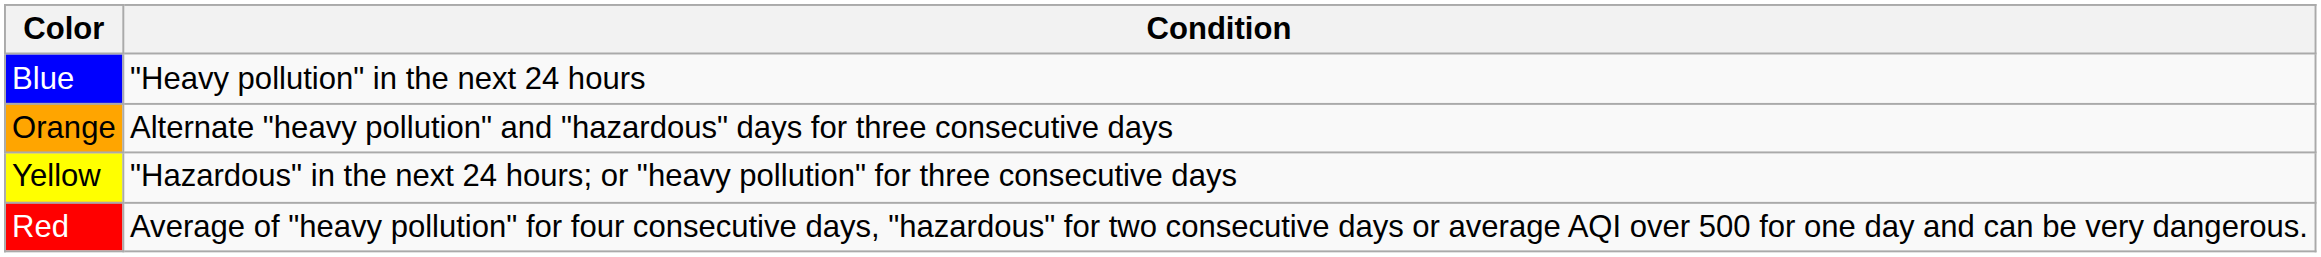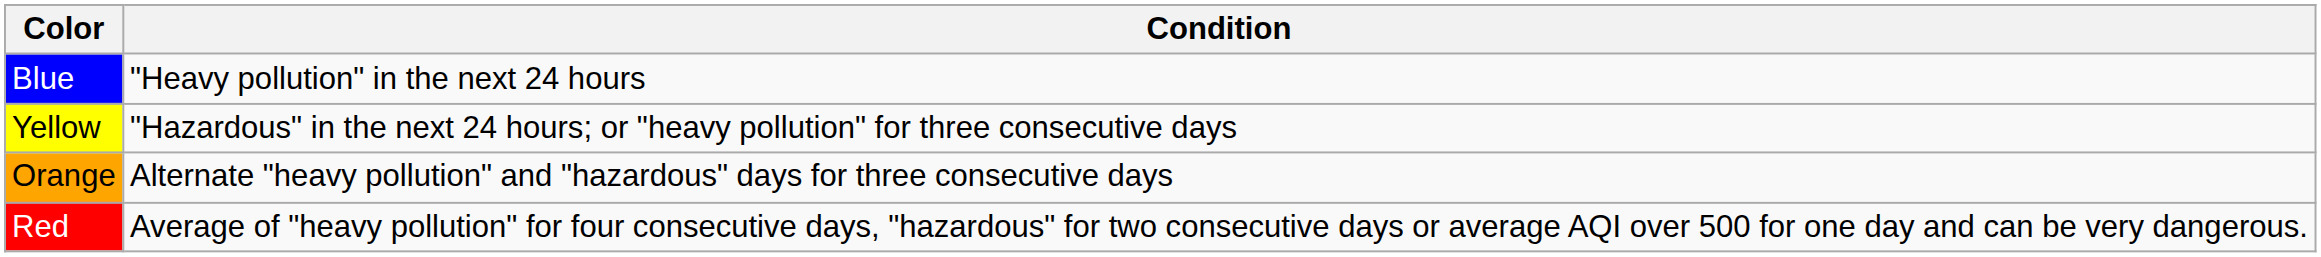rows swapped: (56, 176) <-> (64, 127)
